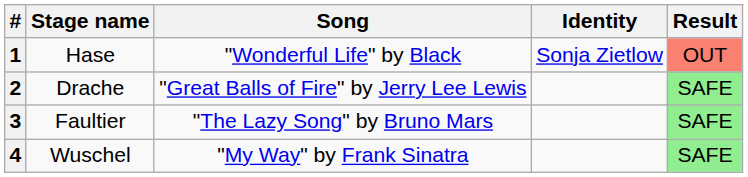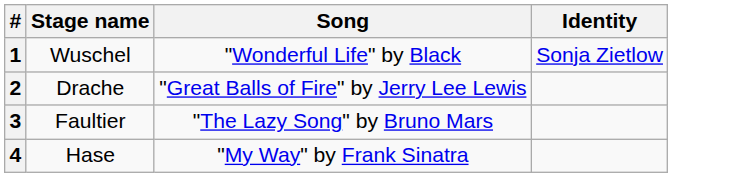- column: (705, 21)
(90, 54) Hase -> (90, 54) Wuschel
(90, 155) Wuschel -> (90, 155) Hase
